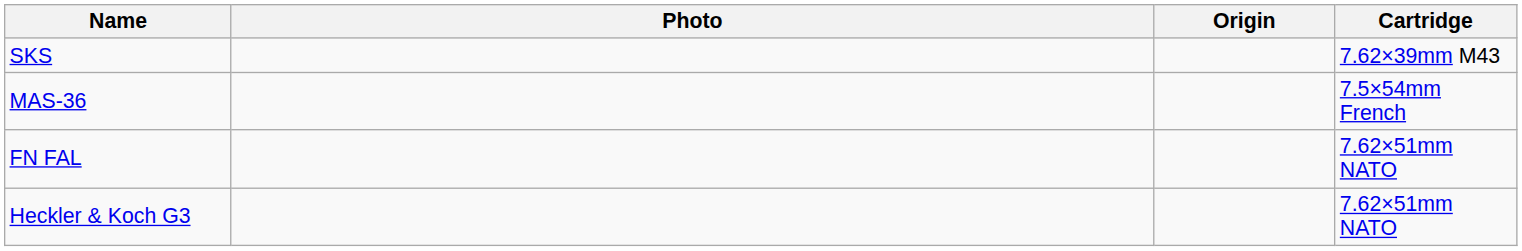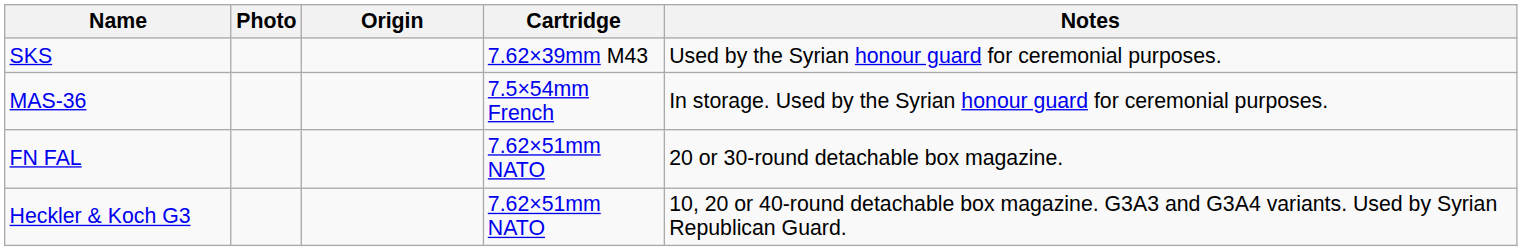+ column: (1090, 21)
